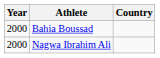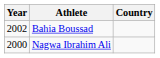(17, 28) 2000 -> (17, 28) 2002
